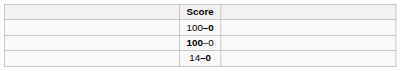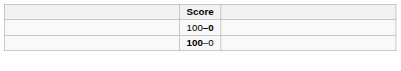- row: (92, 58)
